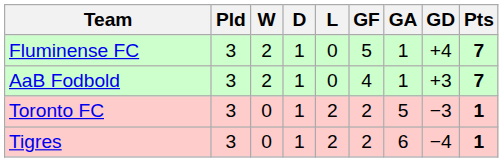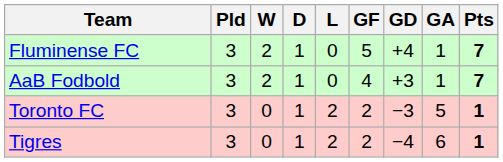columns swapped: (403, 19) <-> (441, 19)
